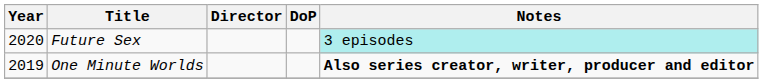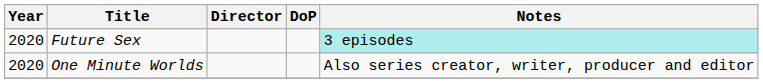(26, 65) 2019 -> (26, 65) 2020
(539, 65) bold -> (539, 65) normal
